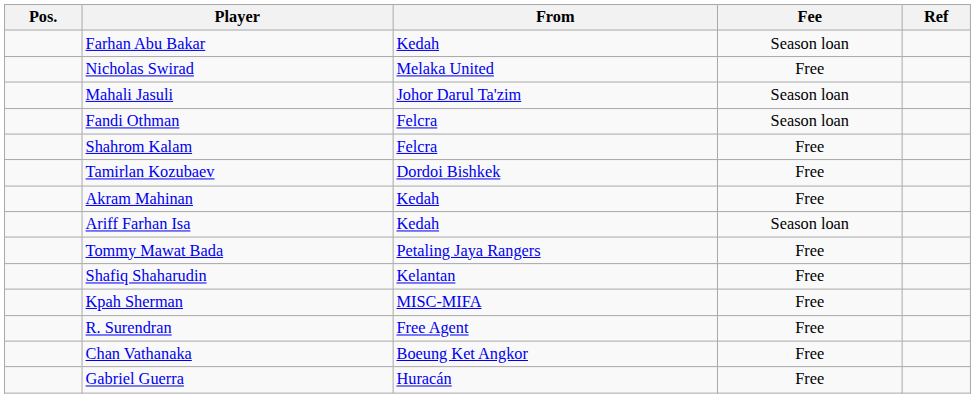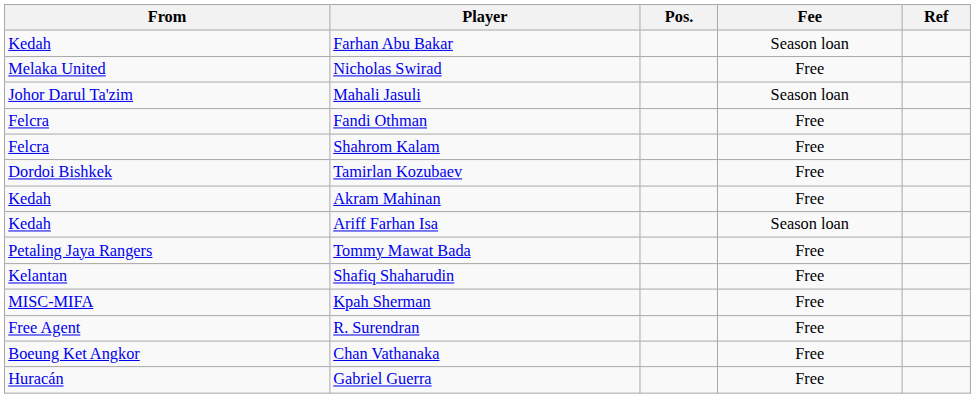columns swapped: (43, 17) <-> (555, 17)
(810, 120) Season loan -> (810, 120) Free
